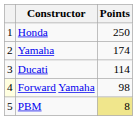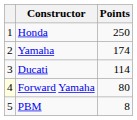(124, 88) 98 -> (124, 88) 80
(127, 106) khaki background -> (127, 106) no background
